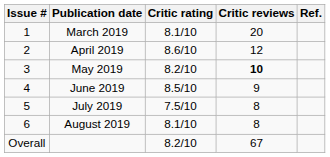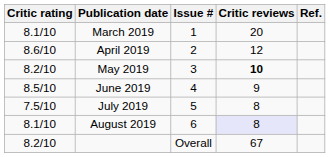columns swapped: (27, 13) <-> (180, 13)
(257, 124) no background -> (257, 124) lavender background
